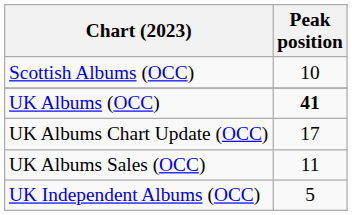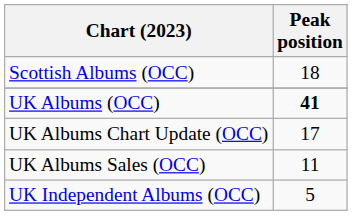(310, 72) 10 -> (310, 72) 18
